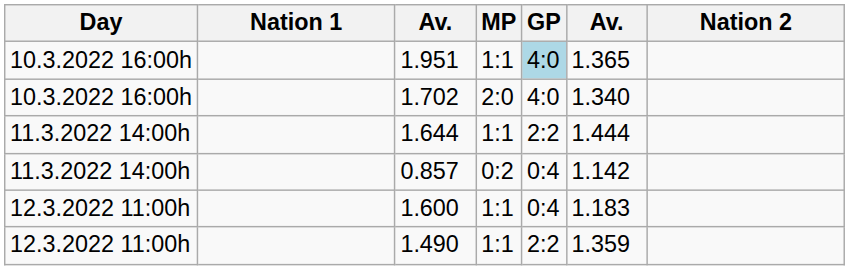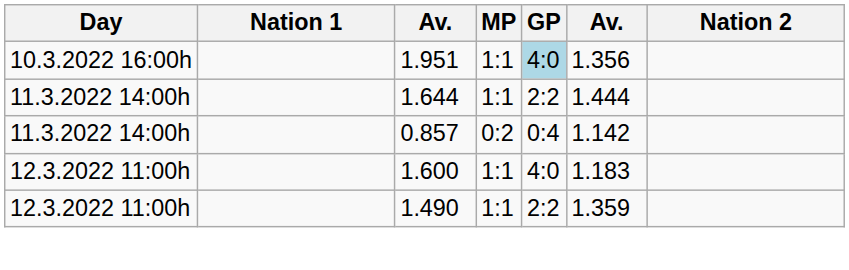(601, 60) 1.365 -> (601, 60) 1.356
- row: (430, 97)
(543, 208) 0:4 -> (543, 171) 4:0
